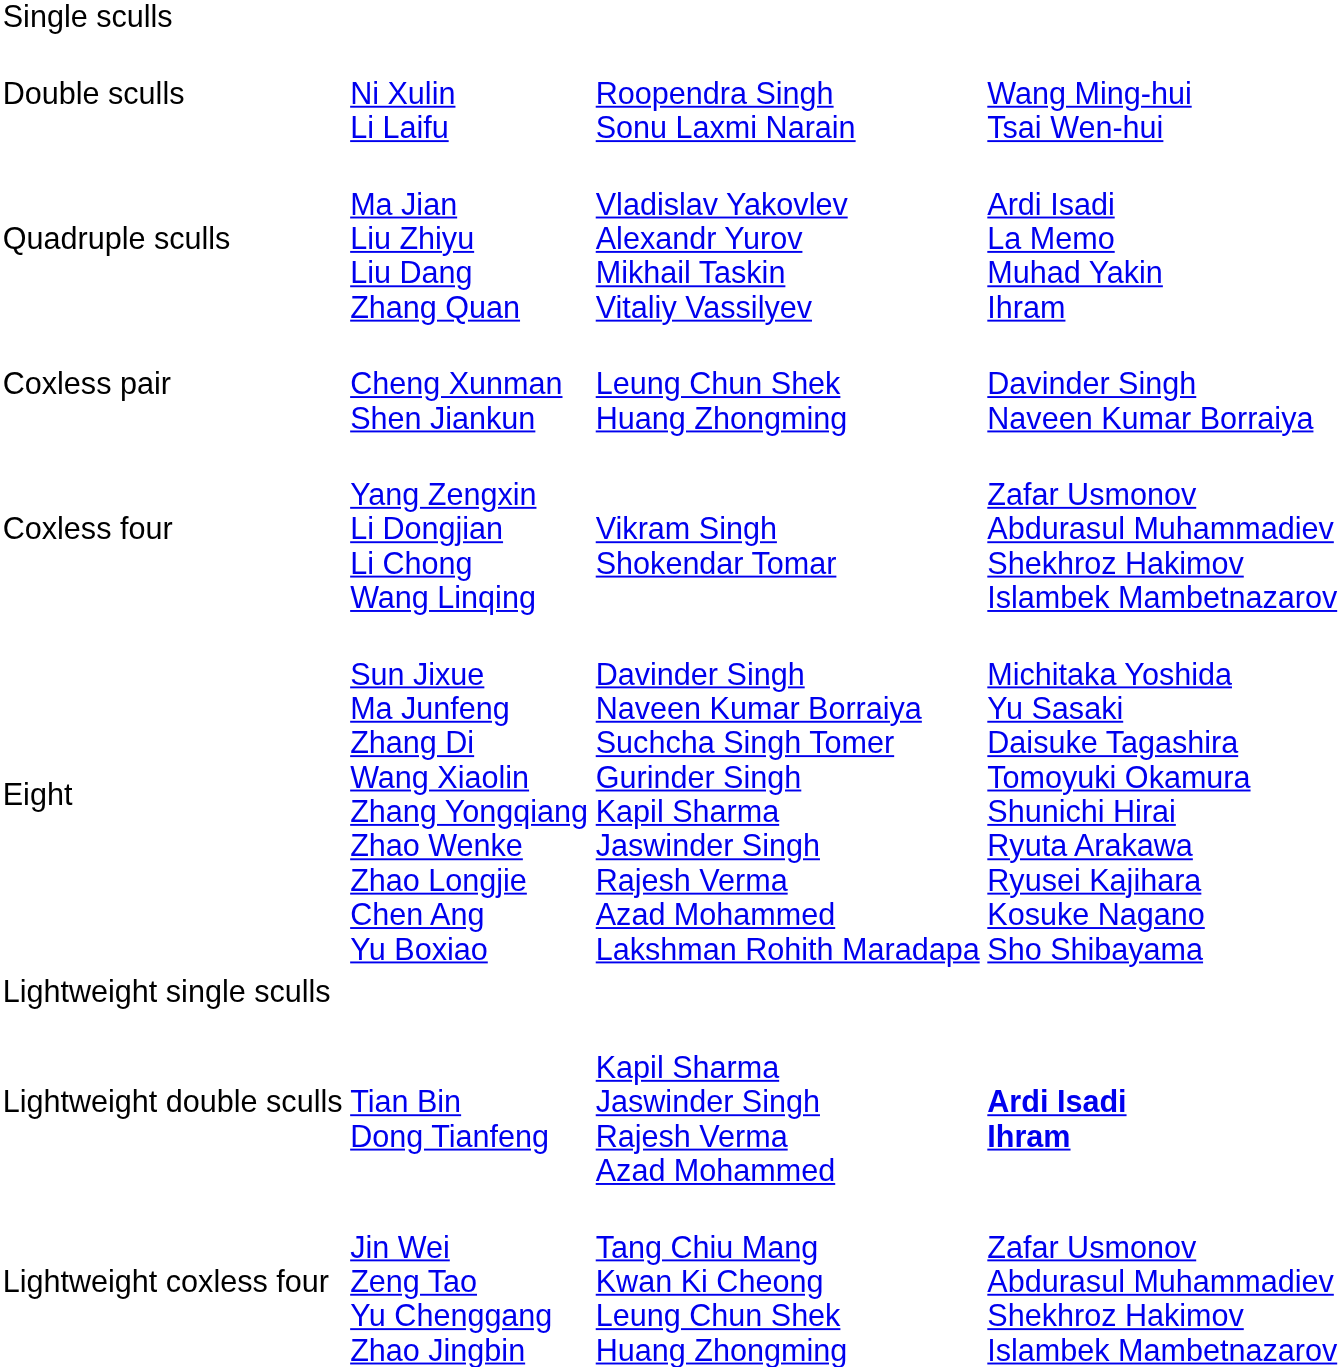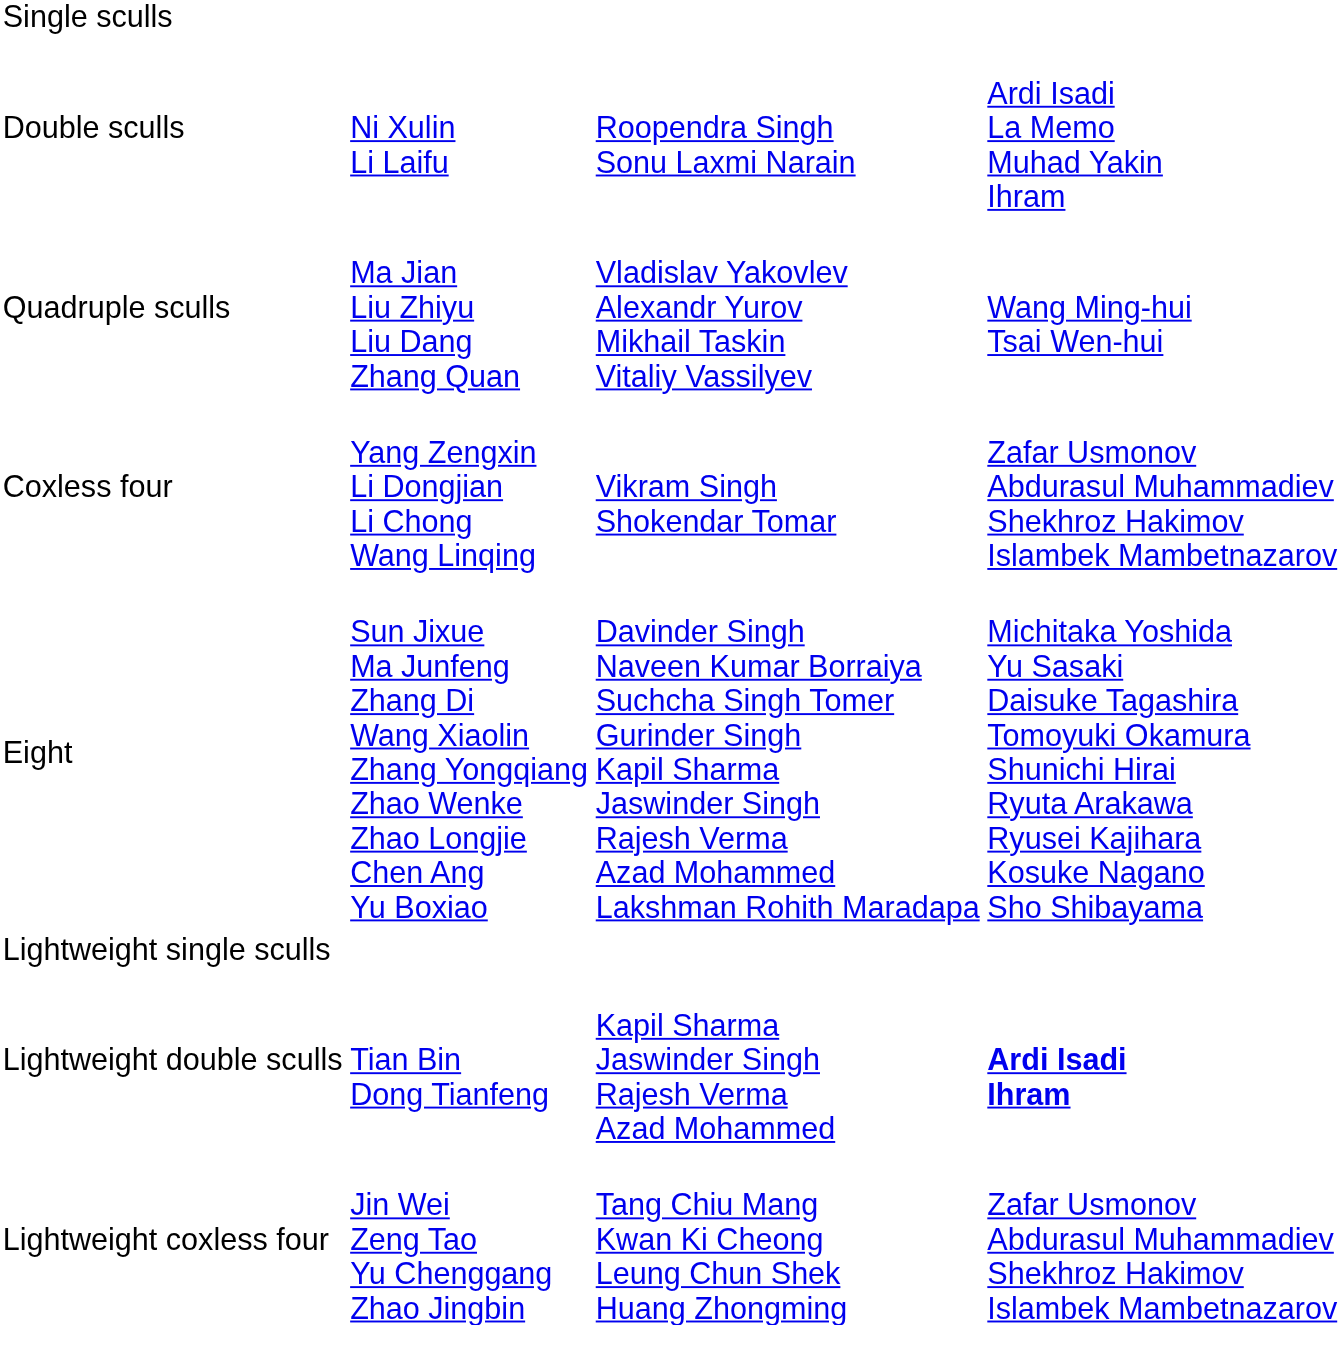(1090, 111) Wang Ming-hui Tsai Wen-hui -> (1075, 145) Ardi Isadi La Memo Muhad Yakin Ihram
(1075, 256) Ardi Isadi La Memo Muhad Yakin Ihram -> (1090, 324) Wang Ming-hui Tsai Wen-hui
- row: (87, 384)
